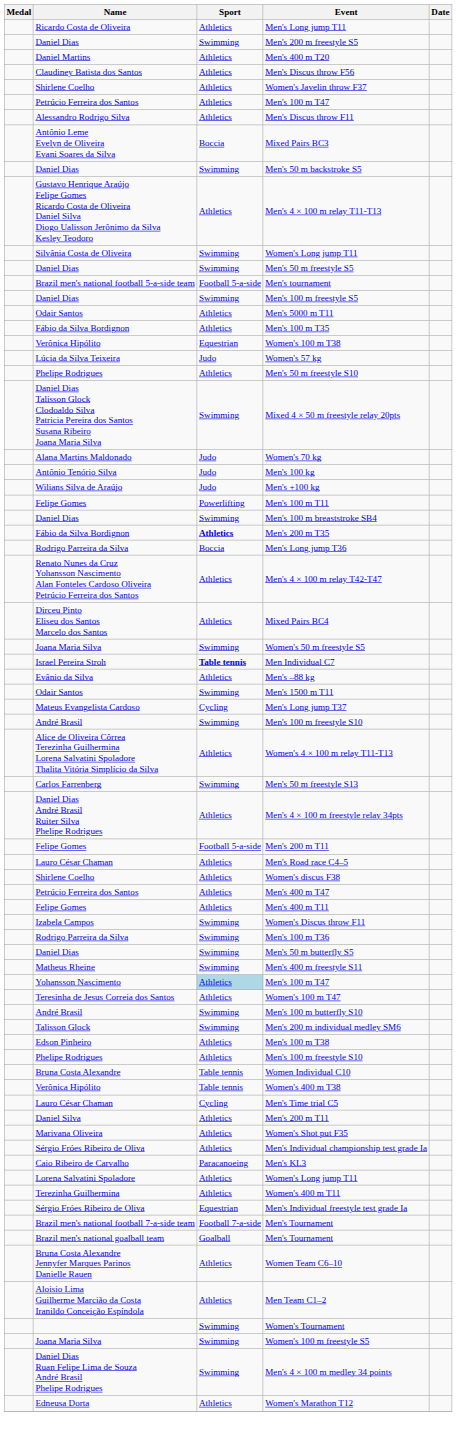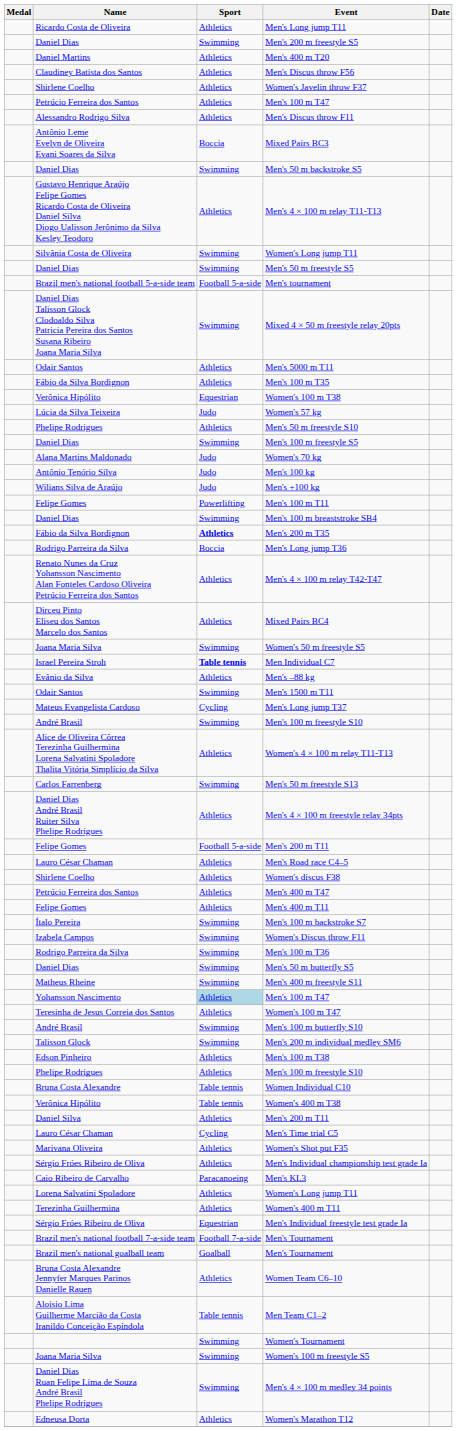rows swapped: (57, 298) <-> (84, 415)
+ row: (58, 922)
rows swapped: (74, 1102) <-> (58, 1117)
(215, 1300) Athletics -> (221, 1315) Table tennis
